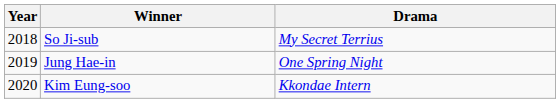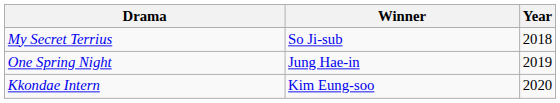columns swapped: (23, 16) <-> (415, 16)
